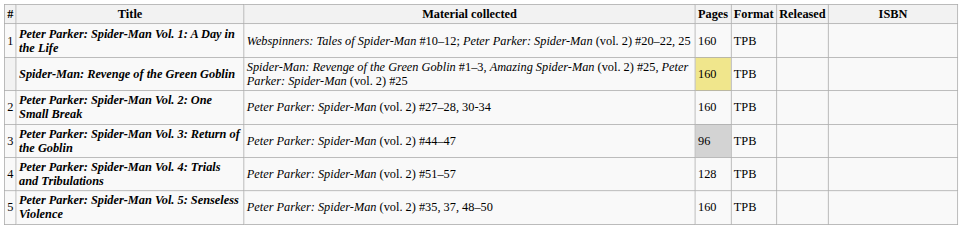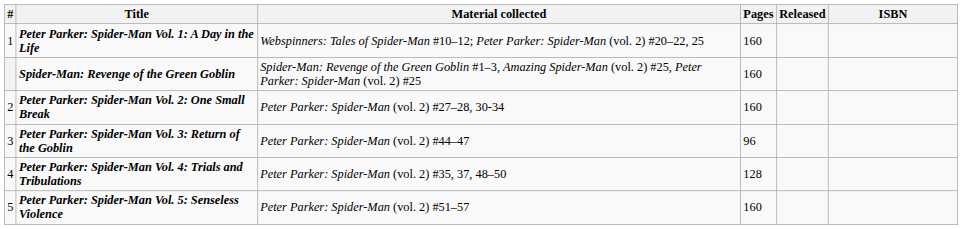- column: (754, 14)
(707, 74) khaki background -> (753, 74) no background
(704, 140) lightgrey background -> (750, 140) no background
(351, 174) Peter Parker: Spider-Man (vol. 2) #51–57 -> (383, 174) Peter Parker: Spider-Man (vol. 2) #35, 37, 48–50
(370, 207) Peter Parker: Spider-Man (vol. 2) #35, 37, 48–50 -> (365, 207) Peter Parker: Spider-Man (vol. 2) #51–57
